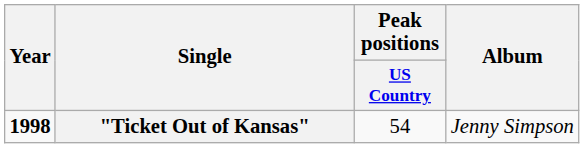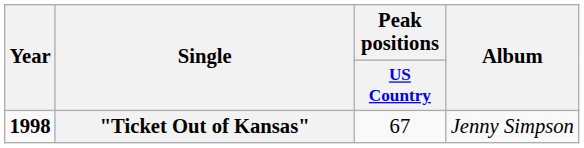(400, 126) 54 -> (400, 126) 67
